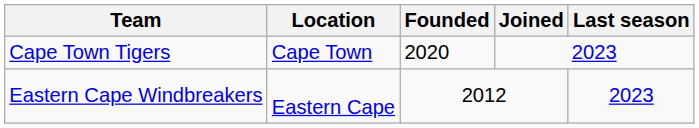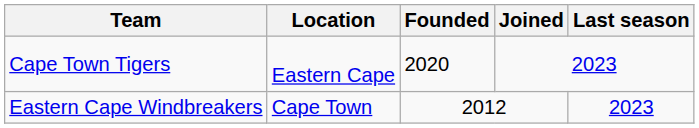(322, 52) Cape Town -> (333, 75) Eastern Cape
(333, 107) Eastern Cape -> (322, 107) Cape Town
